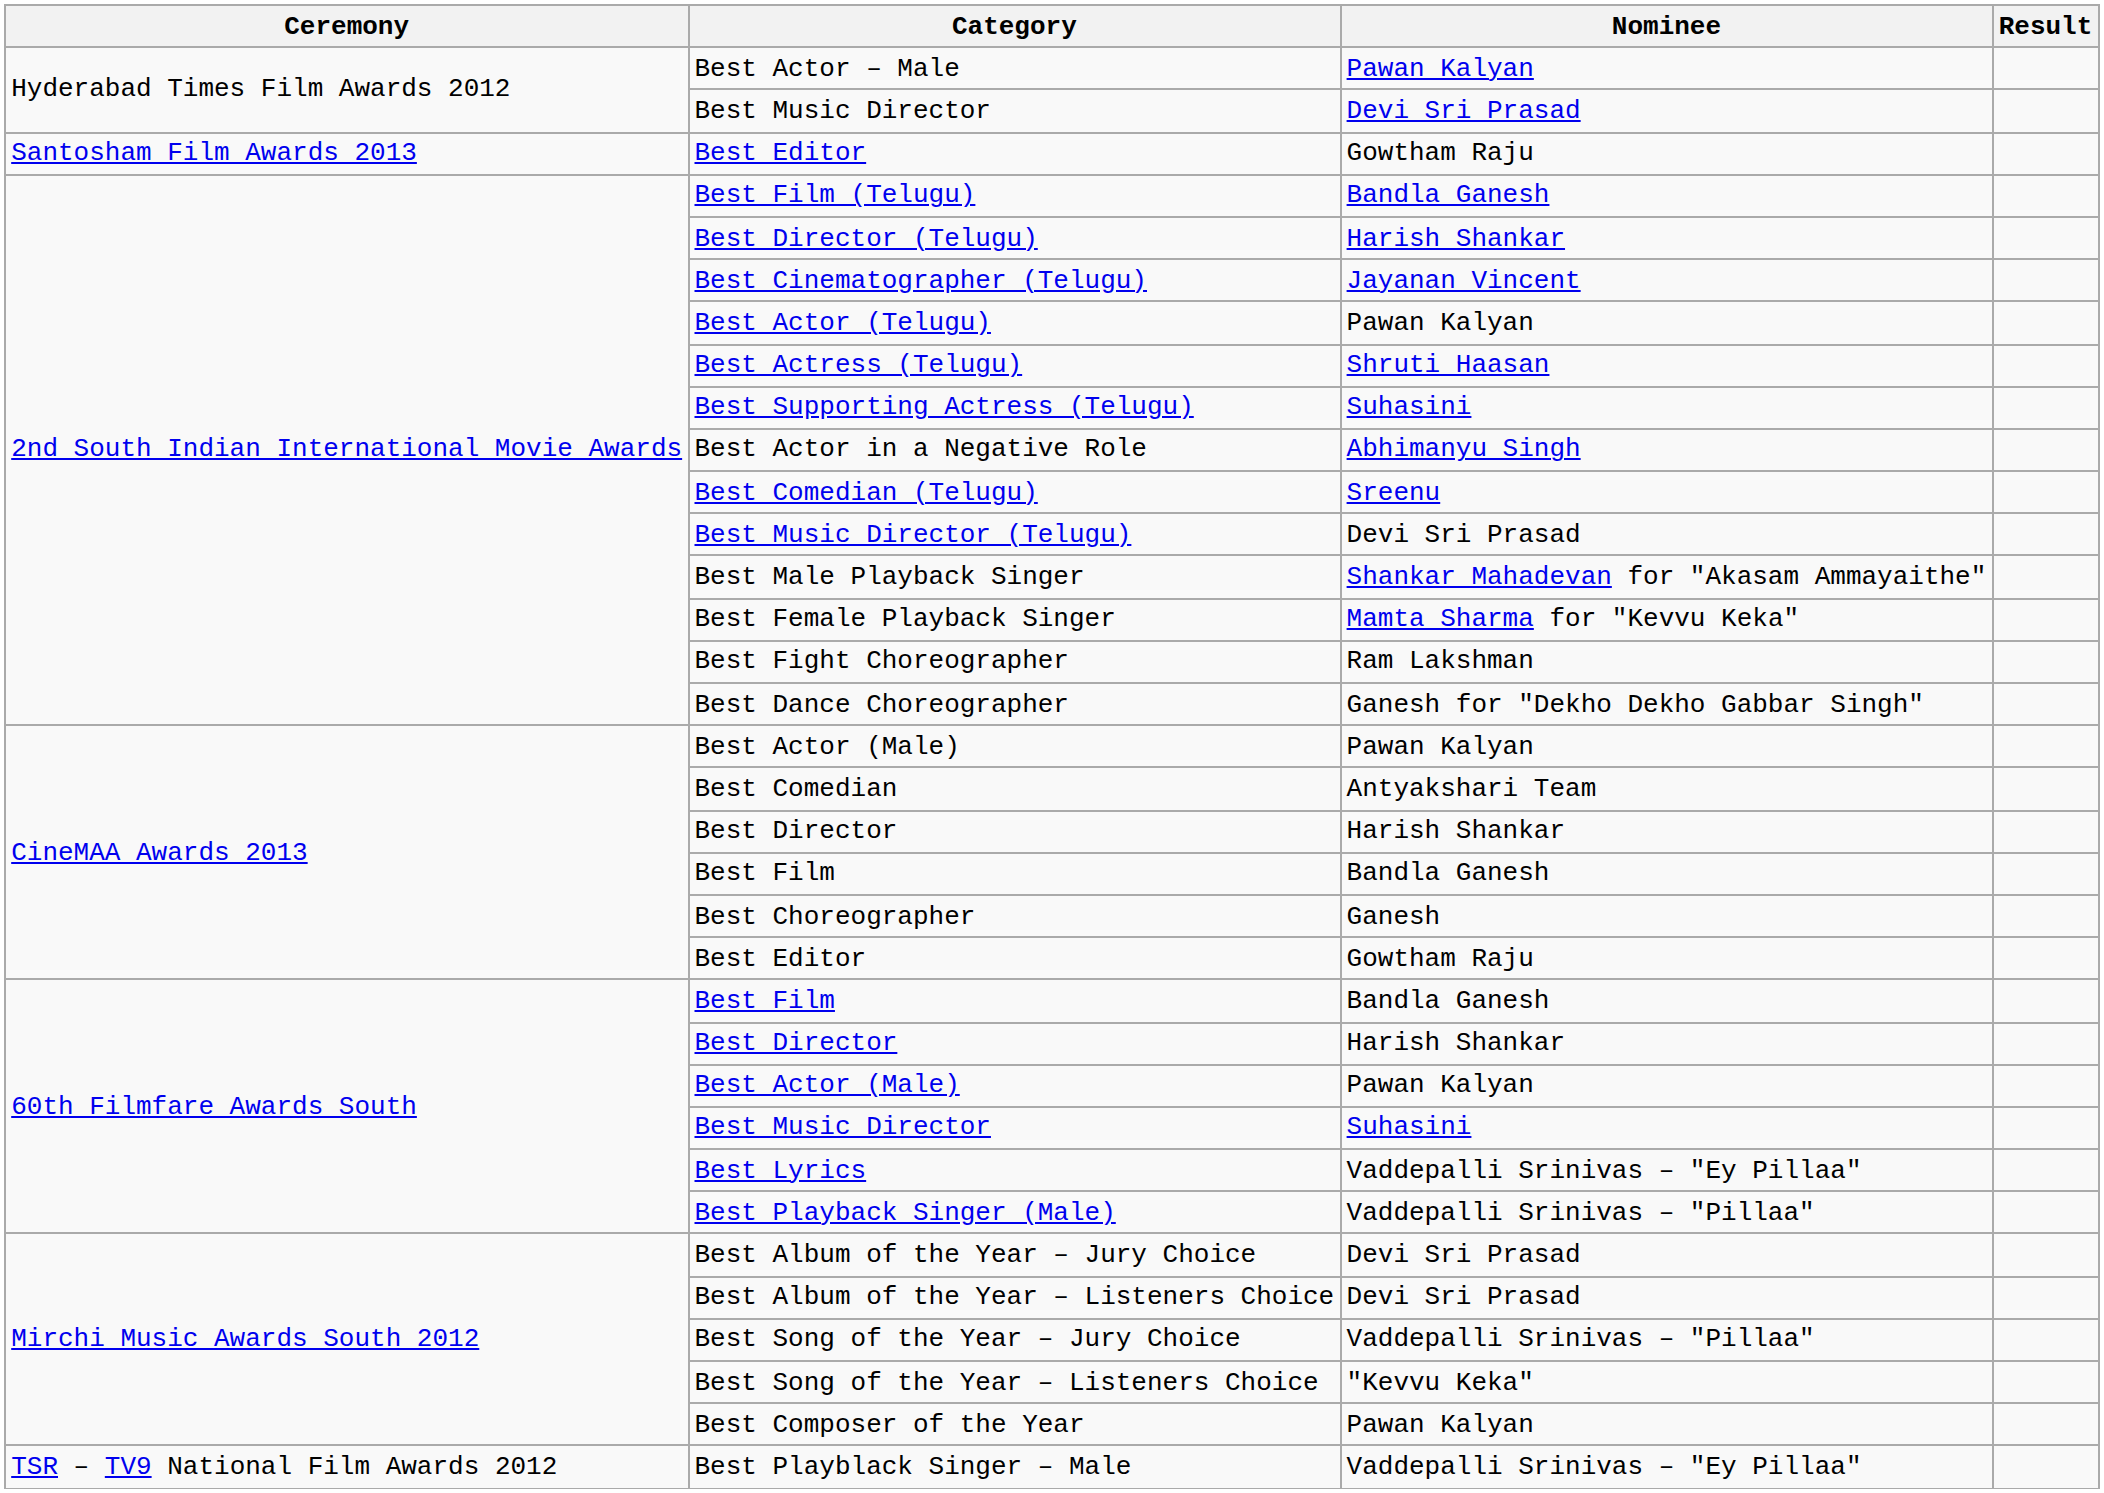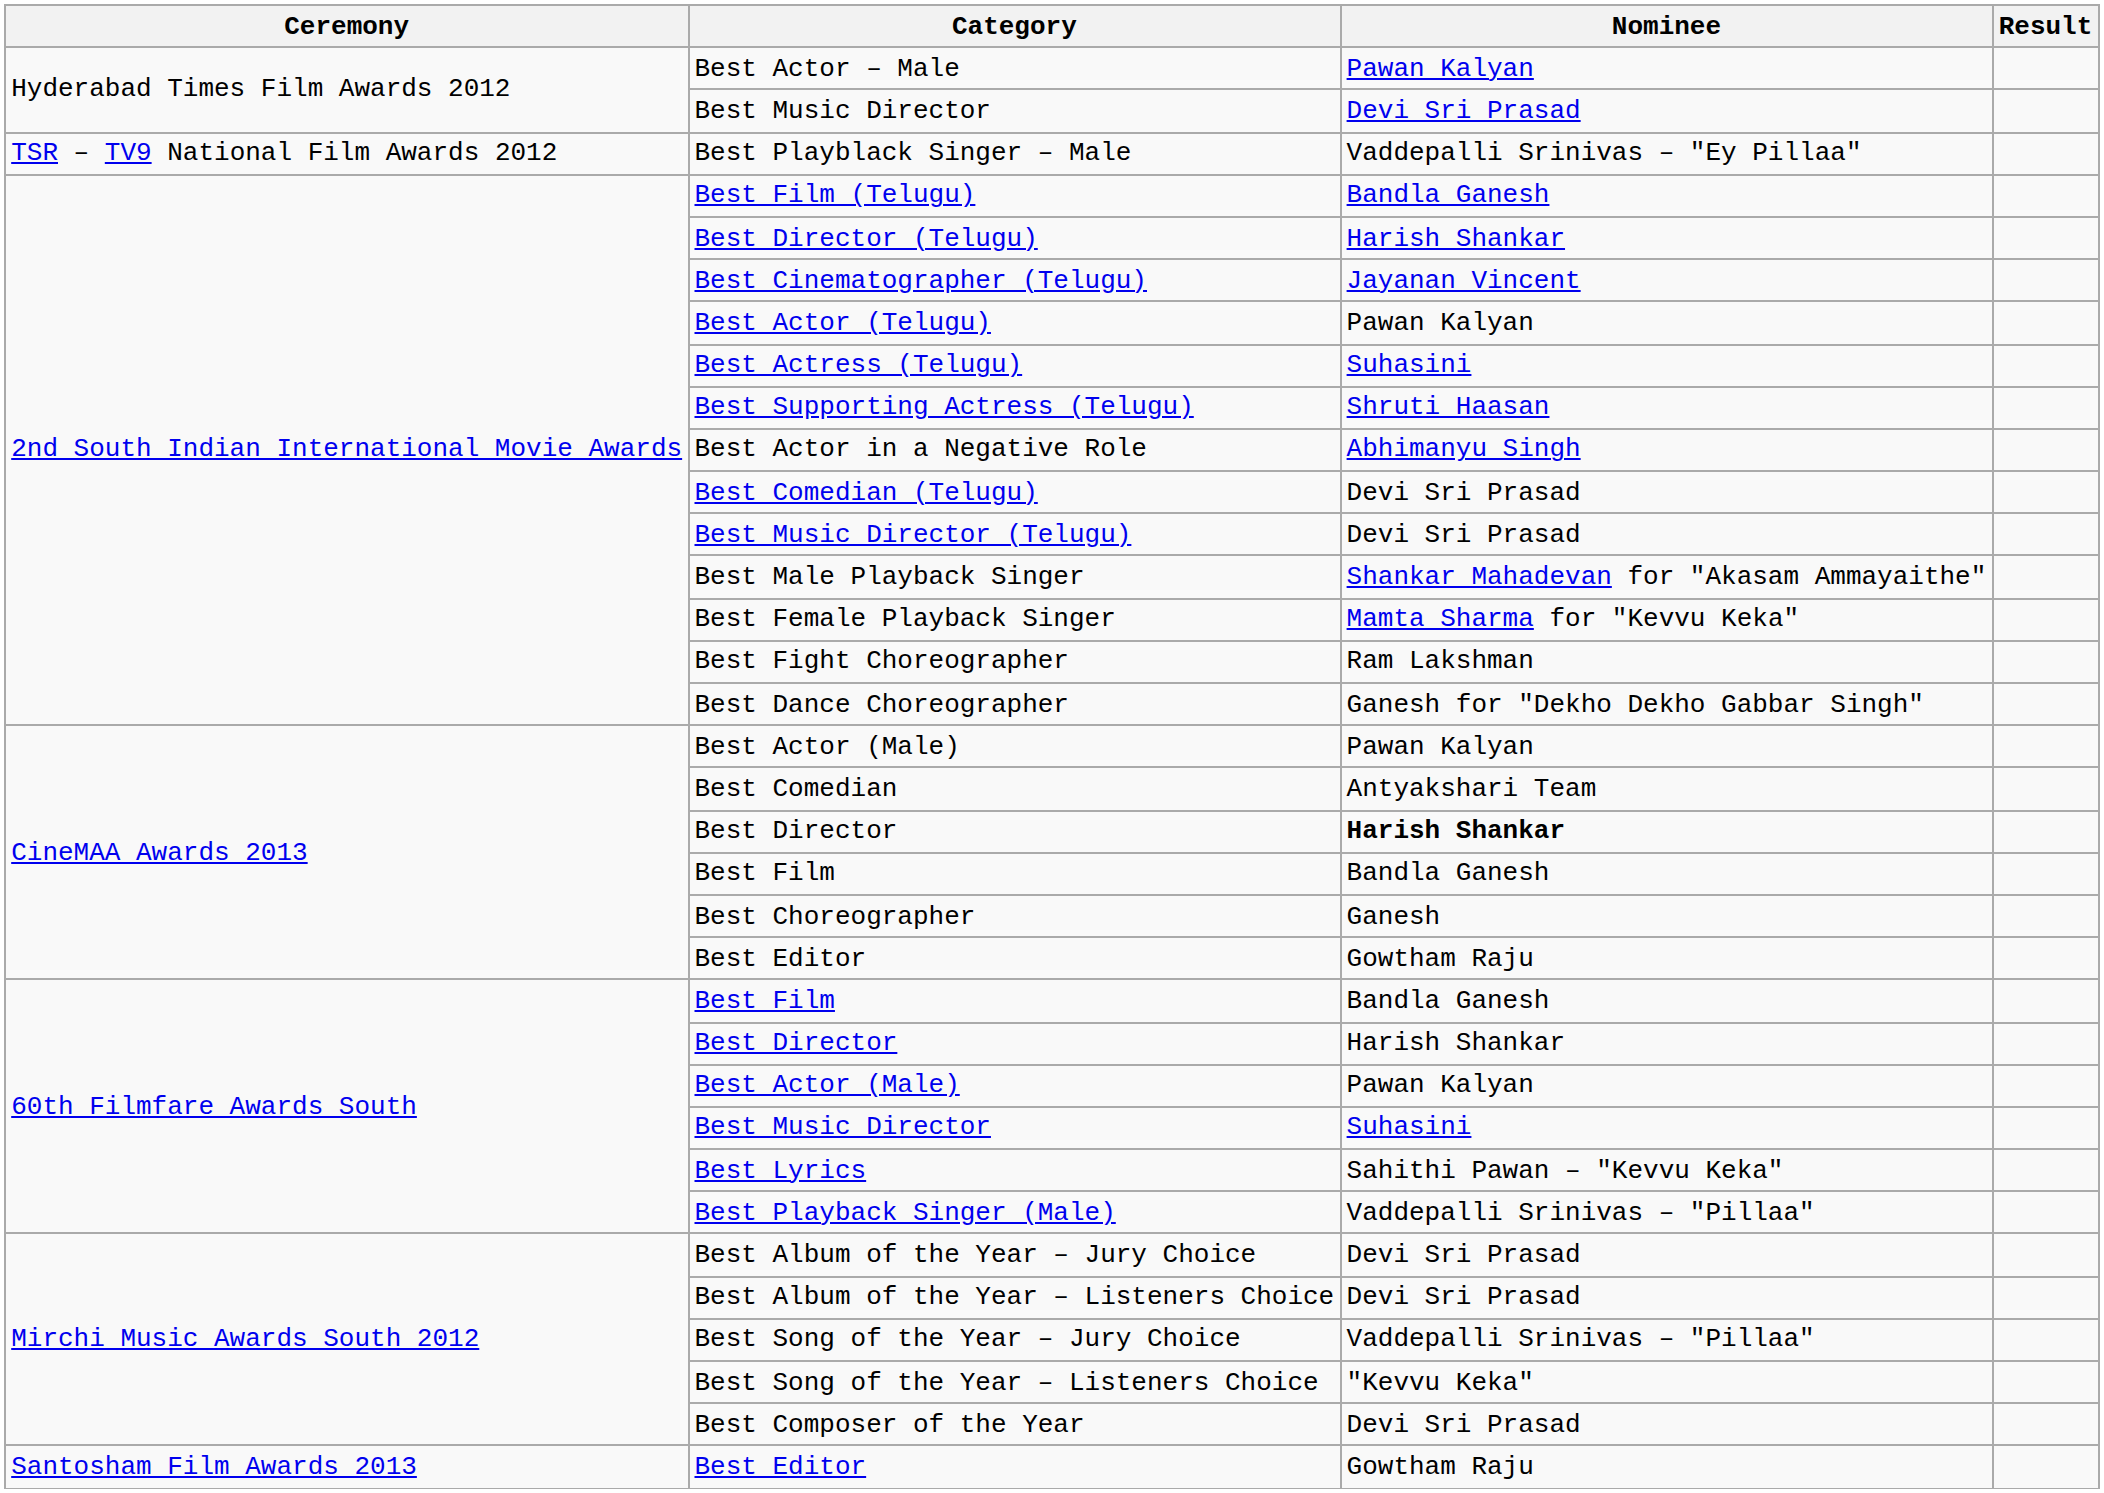rows swapped: (284, 1467) <-> (214, 153)
(1448, 365) Shruti Haasan -> (1409, 365) Suhasini
(1409, 408) Suhasini -> (1448, 408) Shruti Haasan
(1393, 492) Sreenu -> (1464, 492) Devi Sri Prasad
(1456, 831) normal -> (1456, 831) bold
(1604, 1170) Vaddepalli Srinivas – "Ey Pillaa" -> (1565, 1170) Sahithi Pawan – "Kevvu Keka"
(1440, 1425) Pawan Kalyan -> (1464, 1425) Devi Sri Prasad
